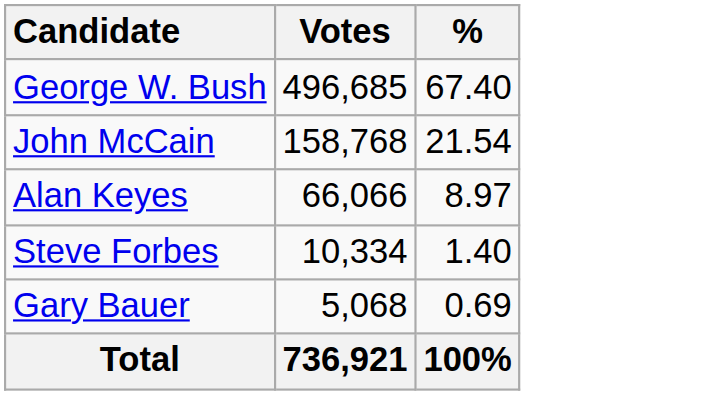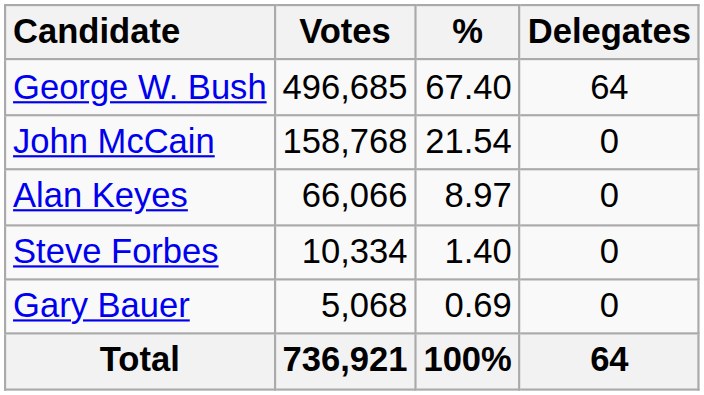+ column: (609, 31)
